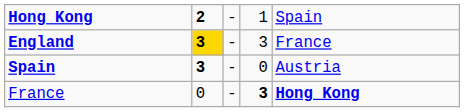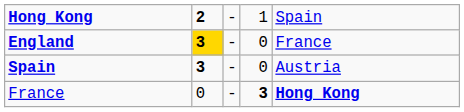(263, 43) 3 -> (263, 43) 0
